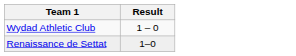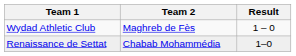+ column: (179, 12)
